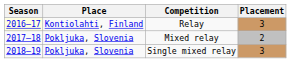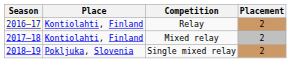(262, 24) 3 -> (262, 24) 2
(89, 38) Pokljuka, Slovenia -> (94, 38) Kontiolahti, Finland
(262, 51) 3 -> (262, 51) 2
